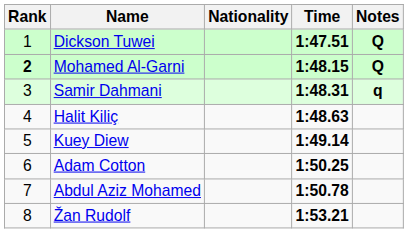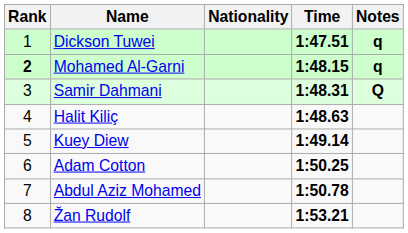(378, 41) Q -> (378, 41) q
(378, 66) Q -> (378, 66) q
(378, 91) q -> (378, 91) Q
